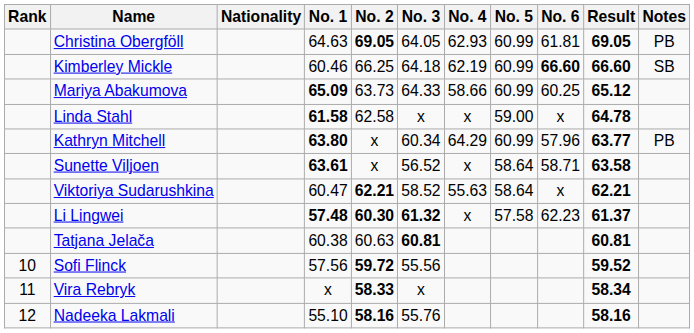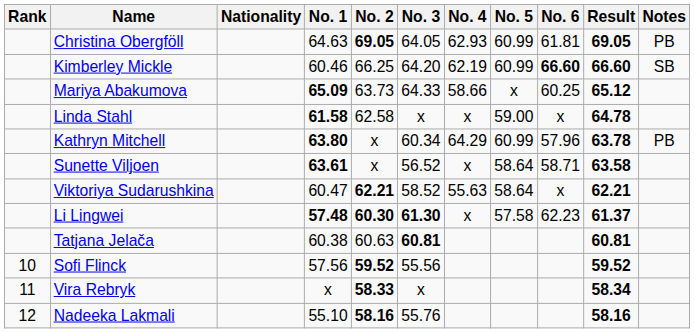(421, 66) 64.18 -> (421, 66) 64.20
(514, 91) 60.99 -> (514, 91) x
(611, 141) 63.77 -> (611, 141) 63.78
(421, 215) 61.32 -> (421, 215) 61.30
(374, 265) 59.72 -> (374, 265) 59.52
